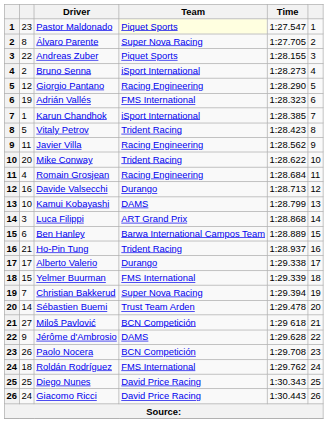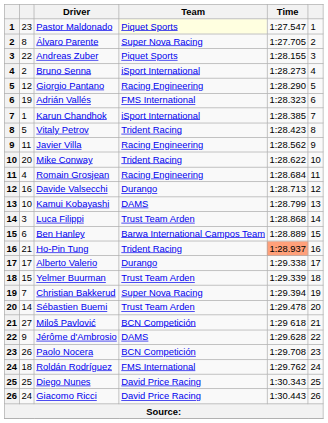(154, 218) ART Grand Prix -> (158, 218) Trust Team Arden
(288, 248) no background -> (288, 248) lightsalmon background
(158, 278) FMS International -> (158, 278) Trust Team Arden
